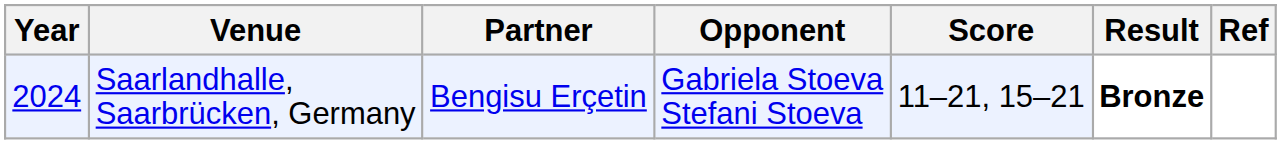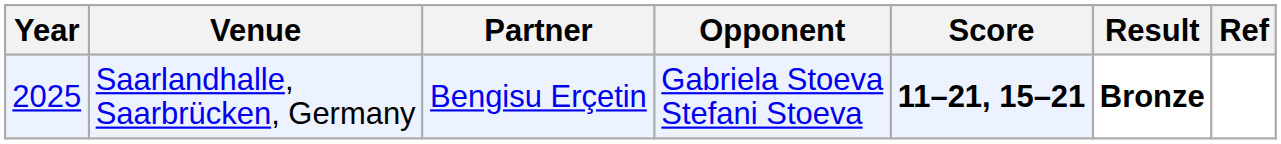(47, 96) 2024 -> (47, 96) 2025
(991, 96) normal -> (992, 96) bold
